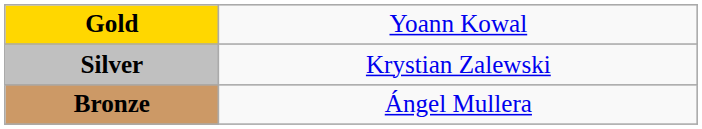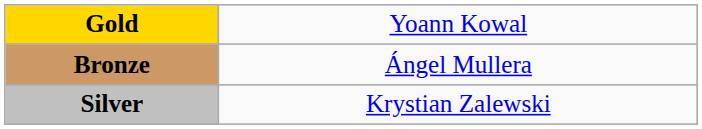rows swapped: (112, 64) <-> (112, 104)
